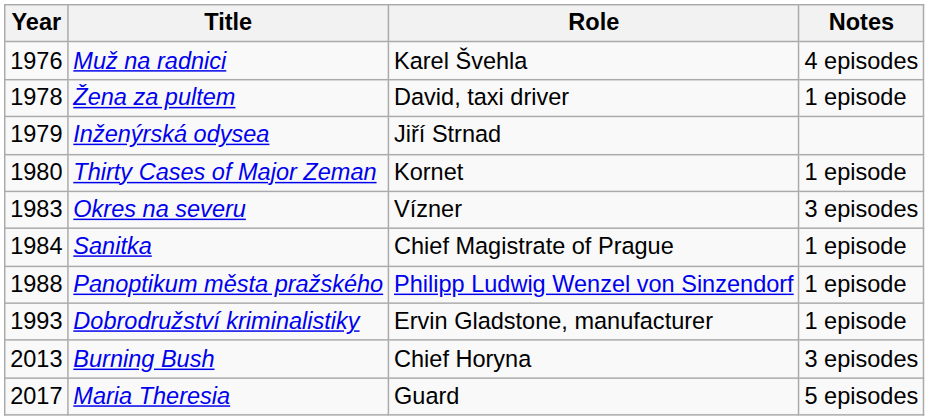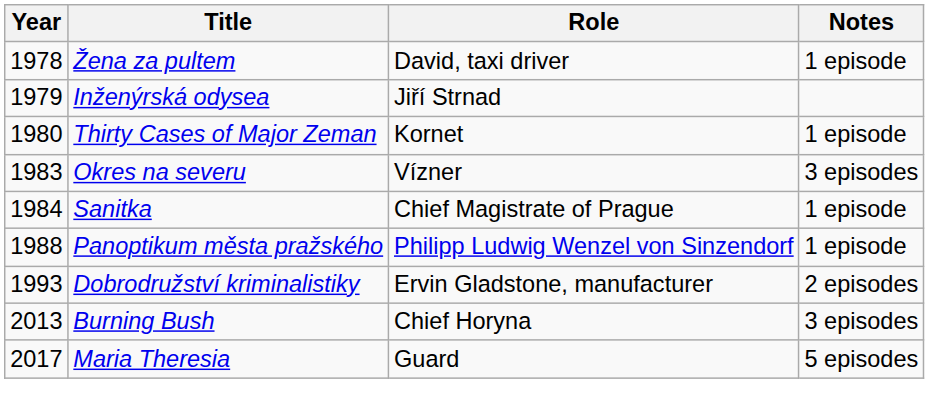- row: (150, 60)
(856, 321) 1 episode -> (861, 284) 2 episodes
